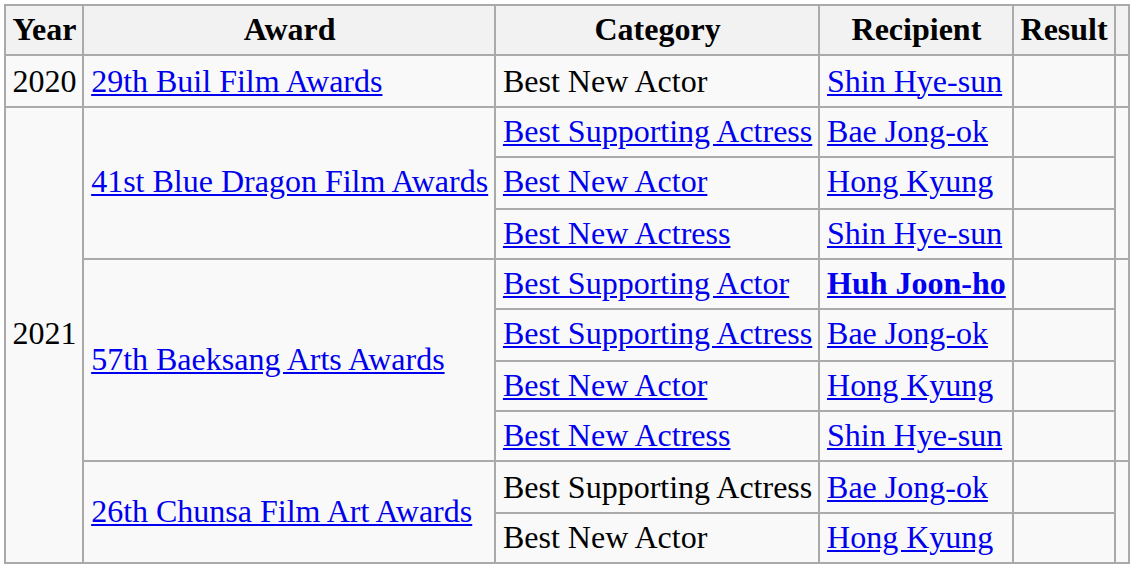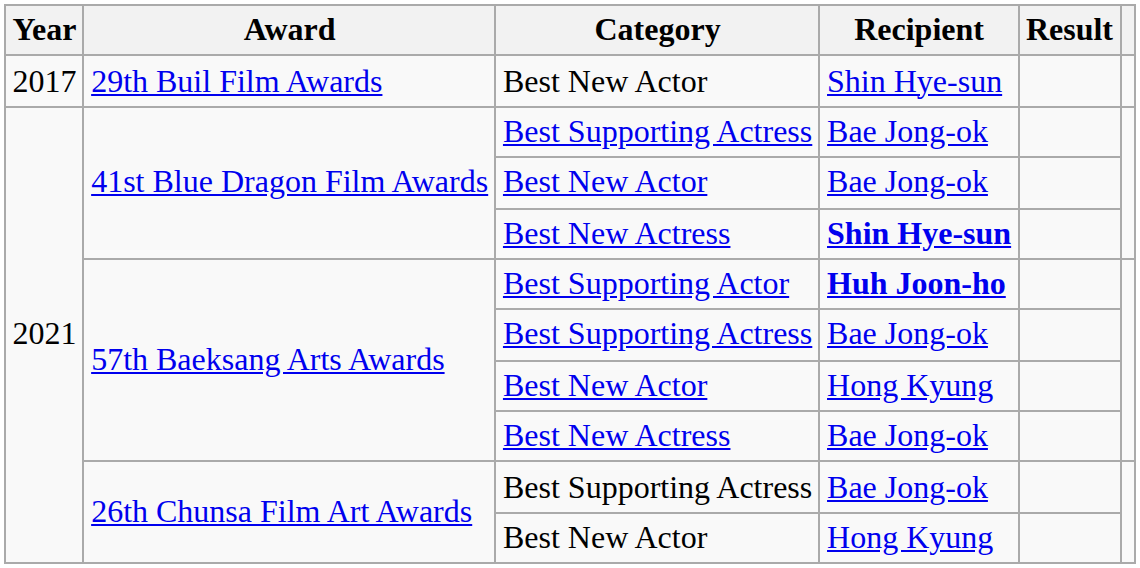(44, 80) 2020 -> (44, 80) 2017
(910, 182) Hong Kyung -> (907, 182) Bae Jong-ok
(915, 232) normal -> (919, 232) bold
(915, 435) Shin Hye-sun -> (907, 435) Bae Jong-ok
